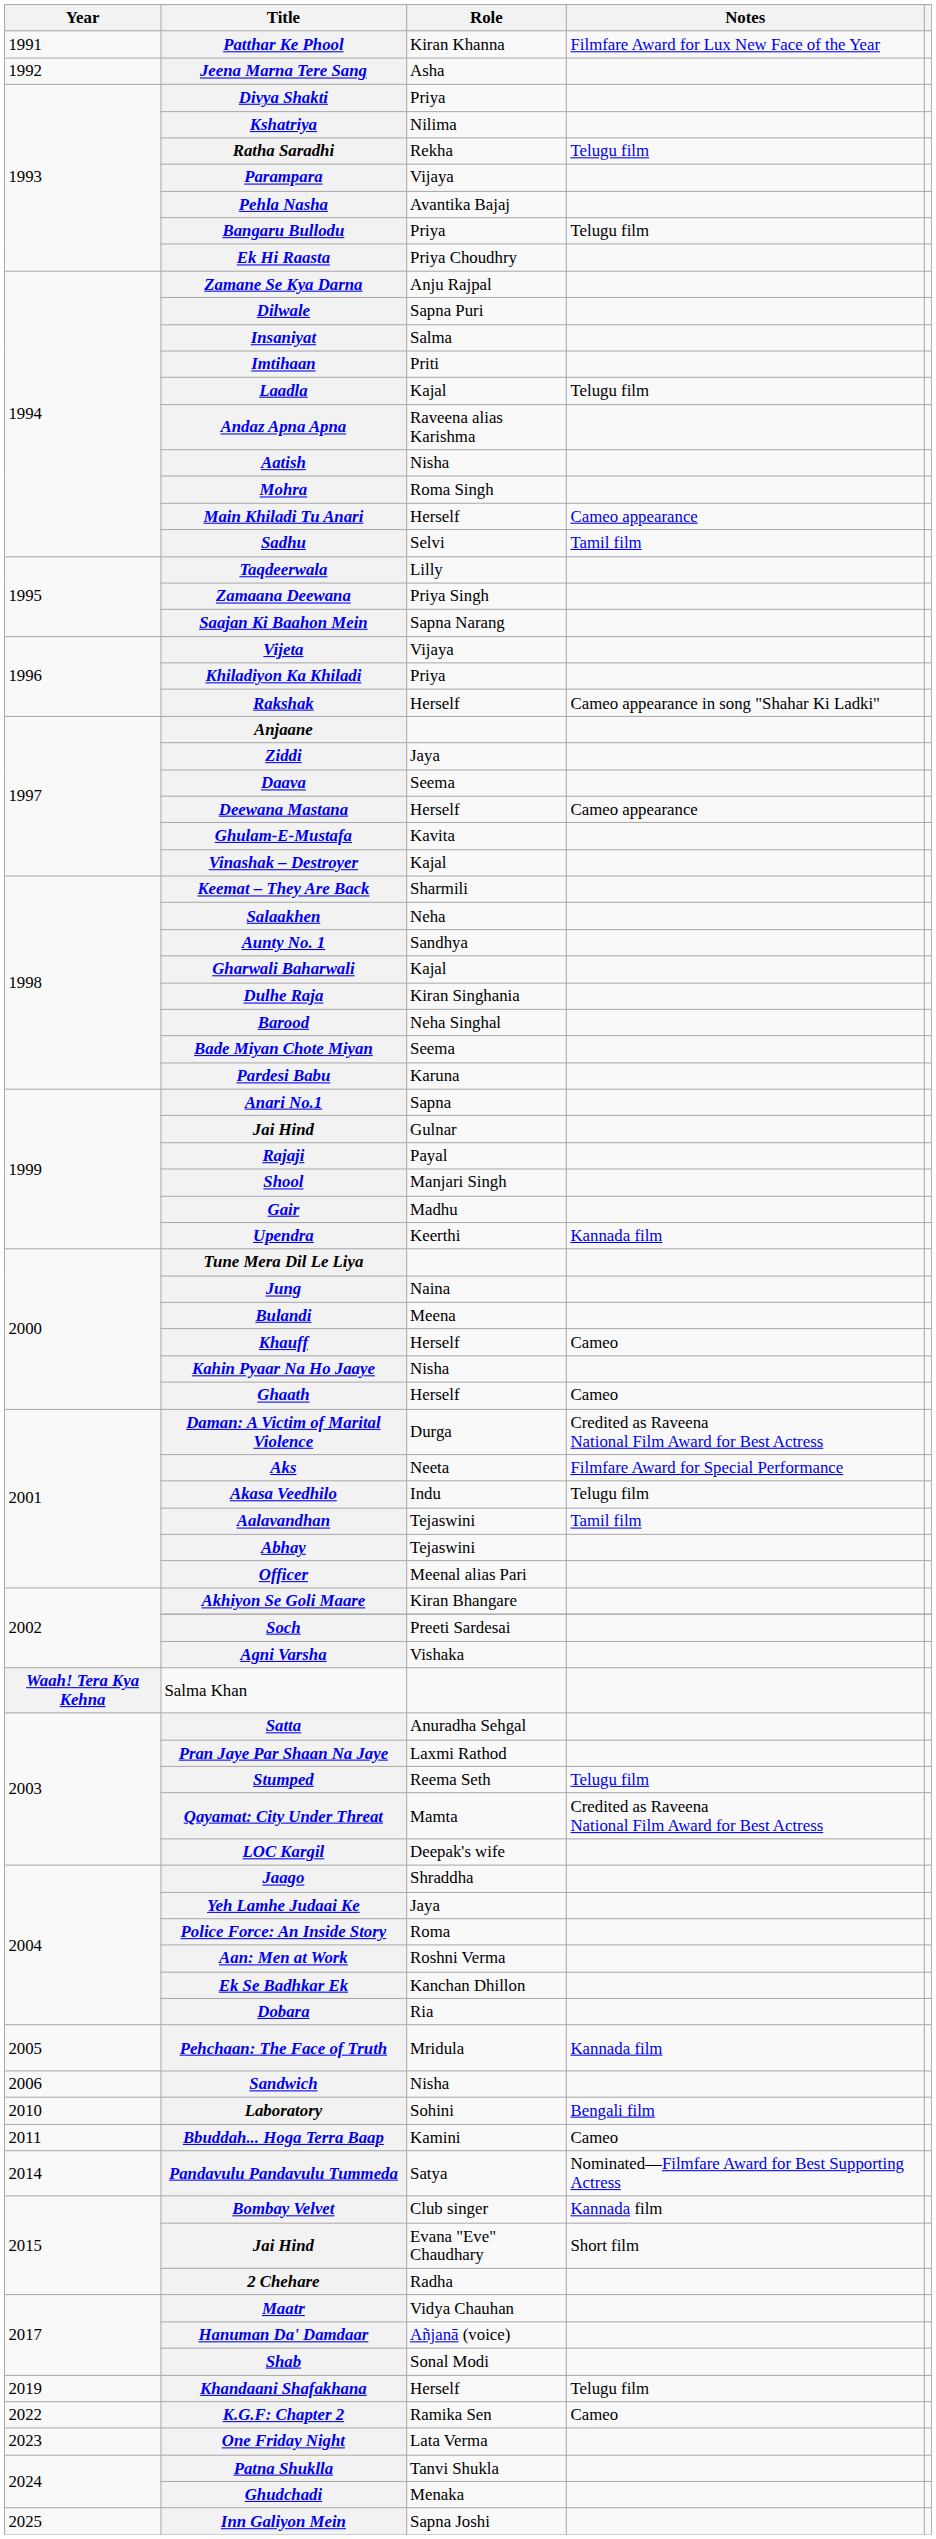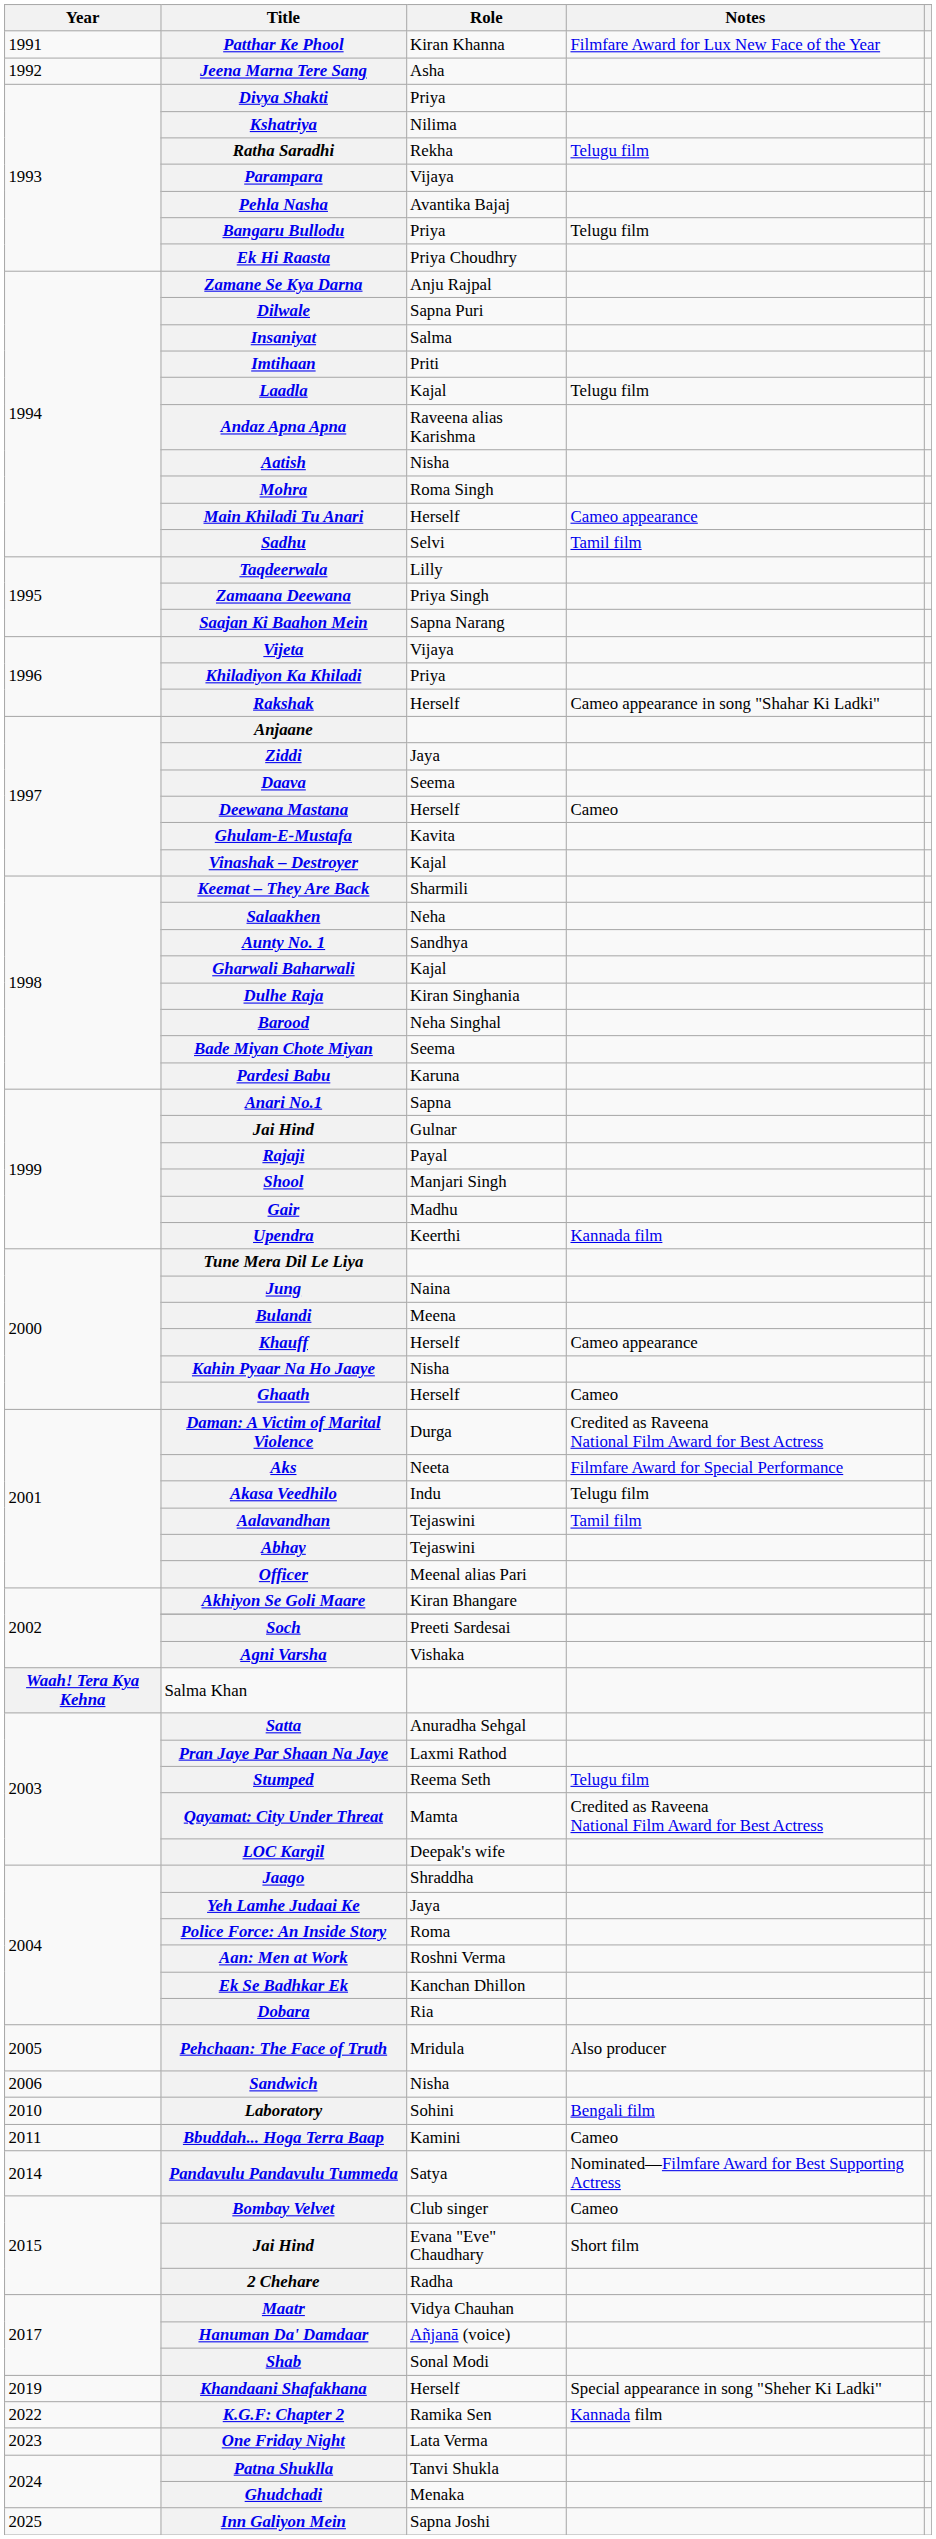(634, 809) Cameo appearance -> (594, 809) Cameo
(594, 1342) Cameo -> (634, 1342) Cameo appearance
(616, 2047) Kannada film -> (618, 2047) Also producer
(616, 2209) Kannada film -> (594, 2209) Cameo
(610, 2388) Telugu film -> (726, 2388) Special appearance in song "Sheher Ki Ladki"
(594, 2414) Cameo -> (616, 2414) Kannada film
